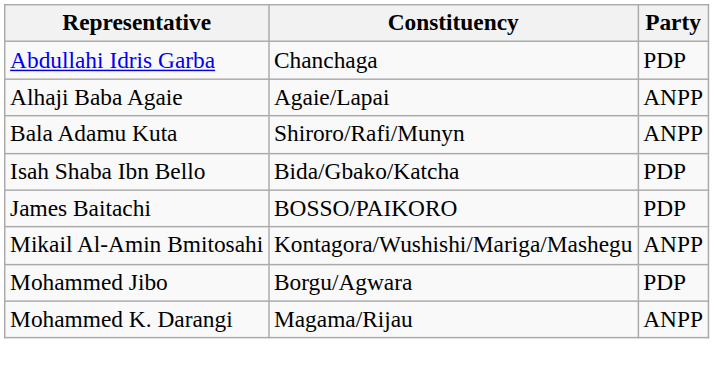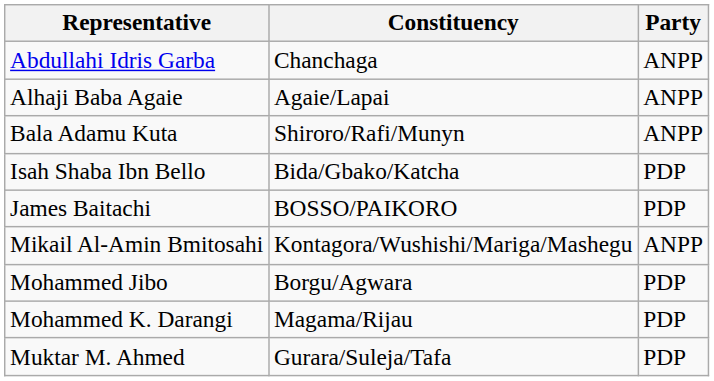(665, 60) PDP -> (673, 60) ANPP
(673, 319) ANPP -> (665, 319) PDP
+ row: (97, 356)
